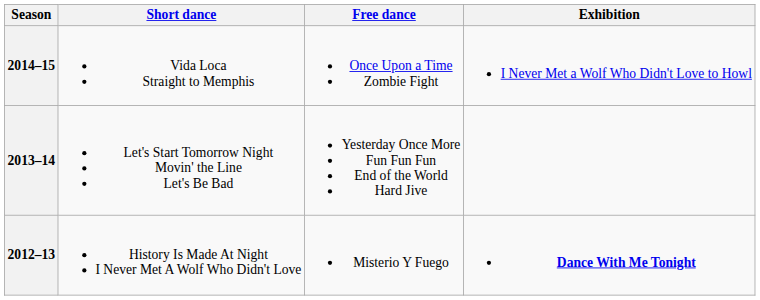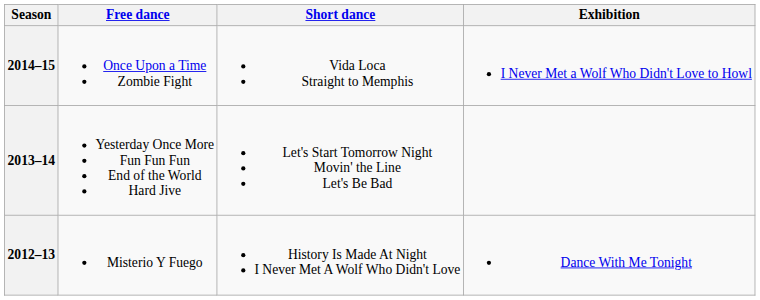columns swapped: (181, 15) <-> (384, 15)
(609, 263) bold -> (609, 263) normal
